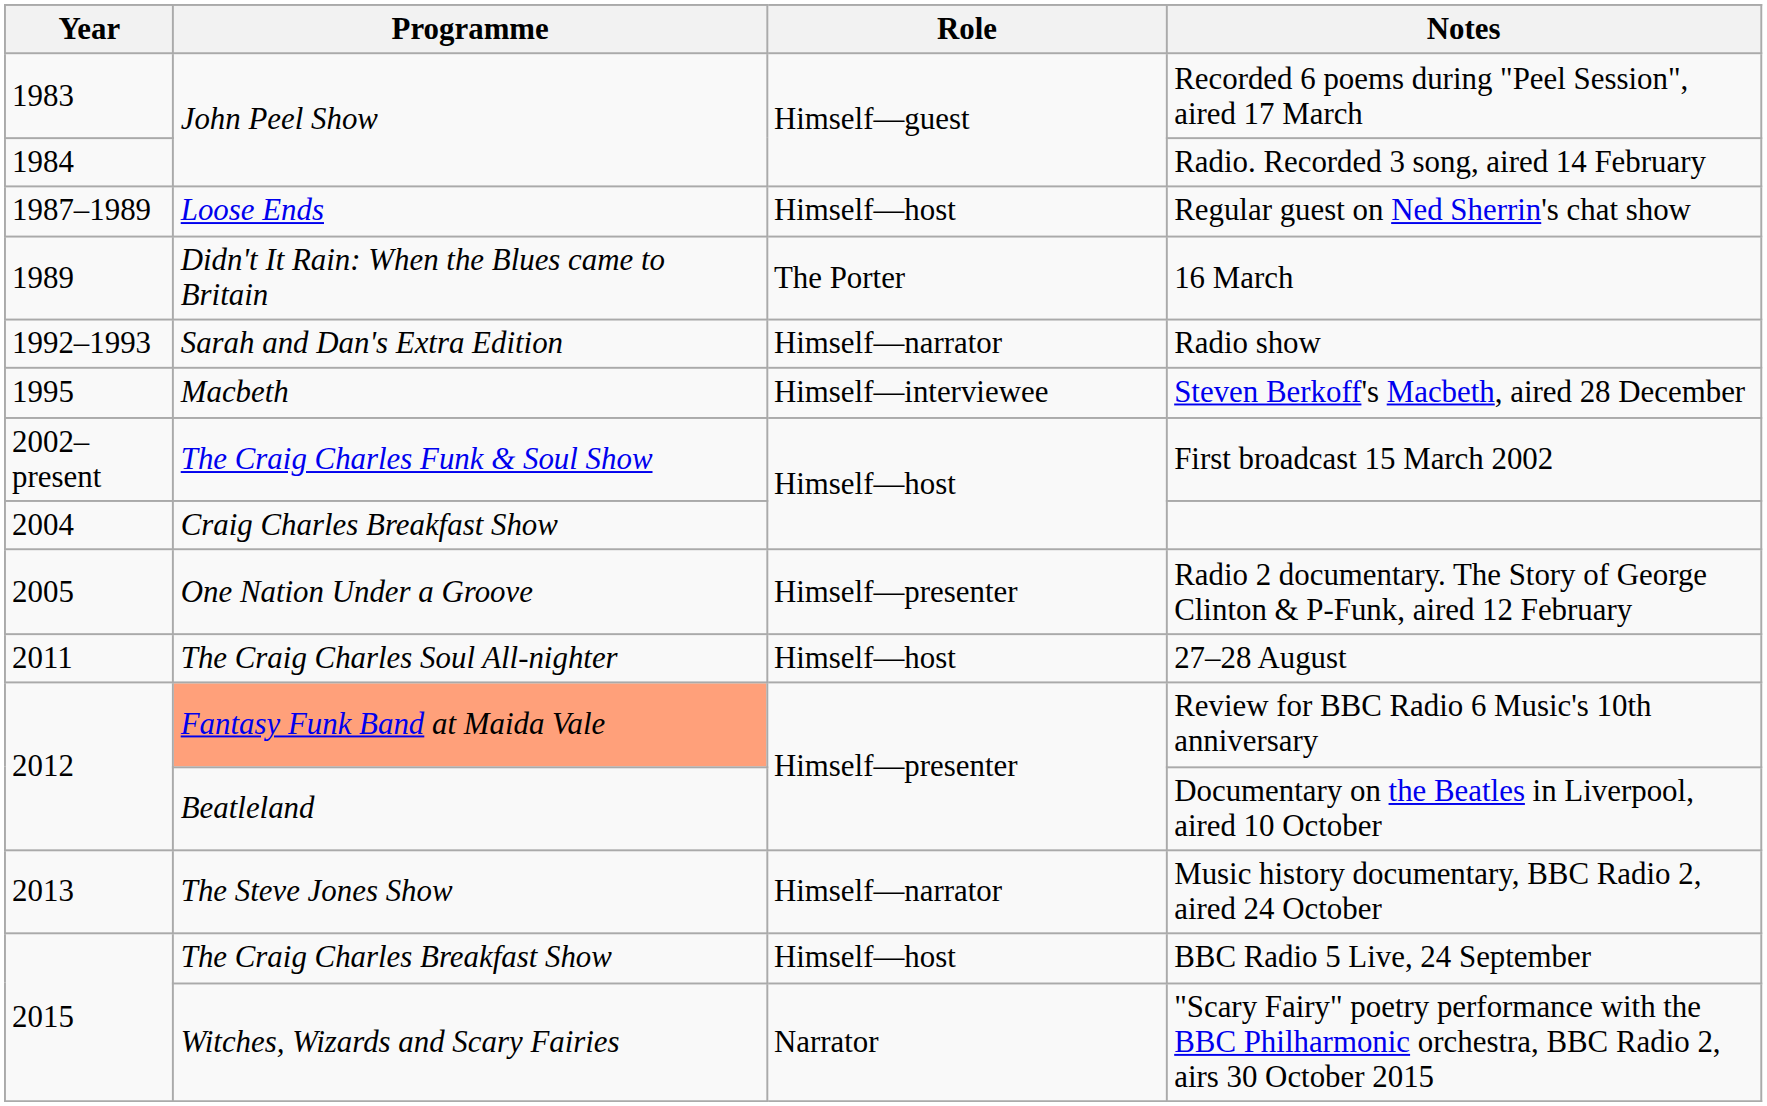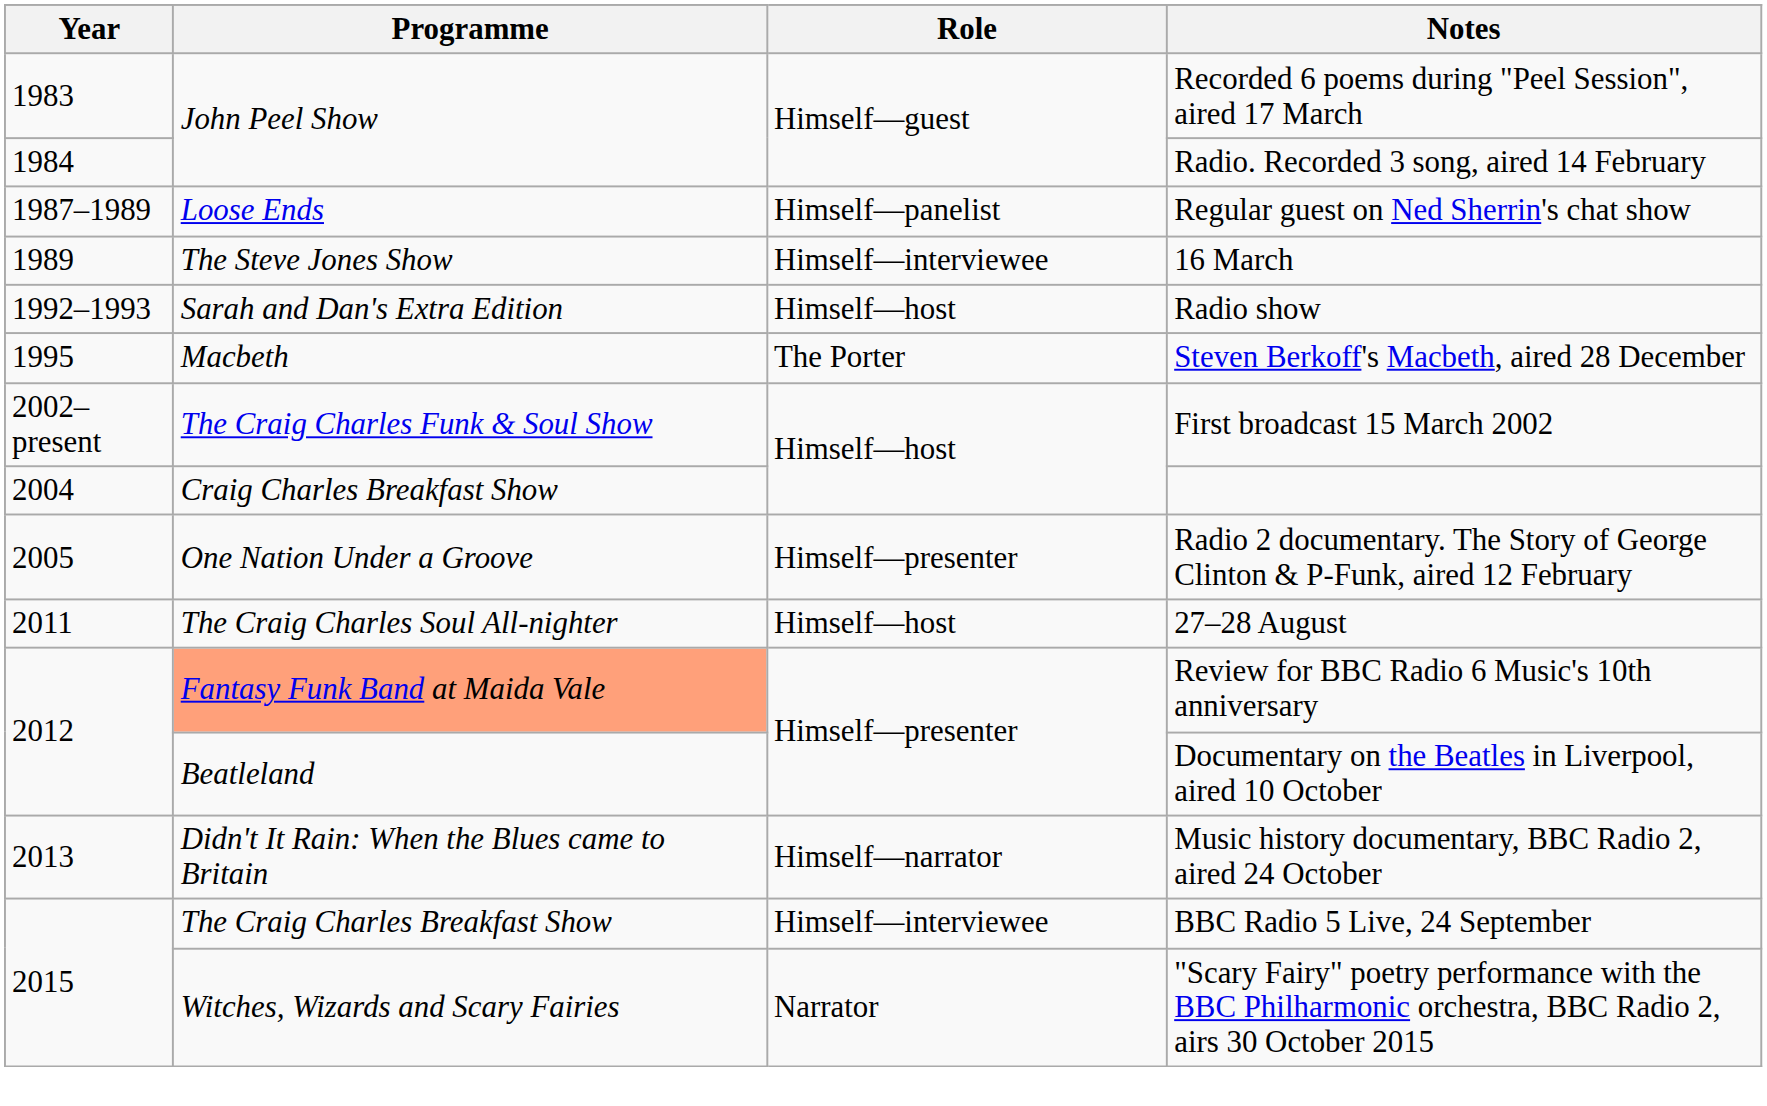(865, 210) Himself—host -> (887, 210) Himself—panelist
(423, 276) Didn't It Rain: When the Blues came to Britain -> (317, 259) The Steve Jones Show
(840, 276) The Porter -> (911, 259) Himself—interviewee
(888, 343) Himself—narrator -> (865, 308) Himself—host
(911, 392) Himself—interviewee -> (840, 357) The Porter
(317, 891) The Steve Jones Show -> (423, 856) Didn't It Rain: When the Blues came to Britain
(865, 957) Himself—host -> (911, 923) Himself—interviewee
